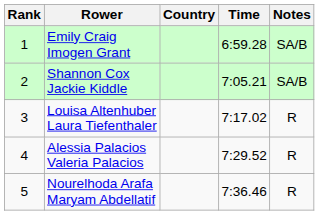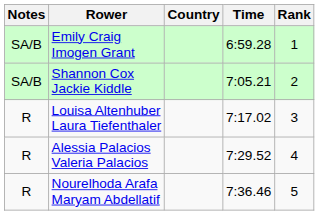columns swapped: (24, 15) <-> (292, 15)
